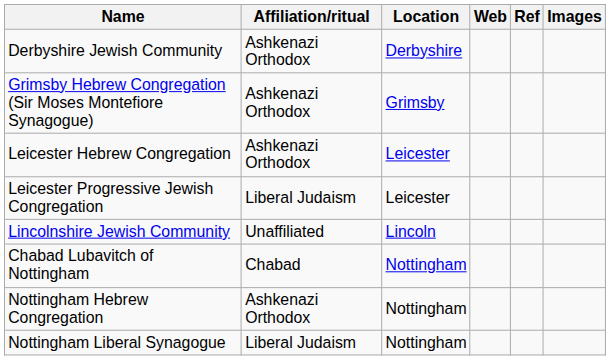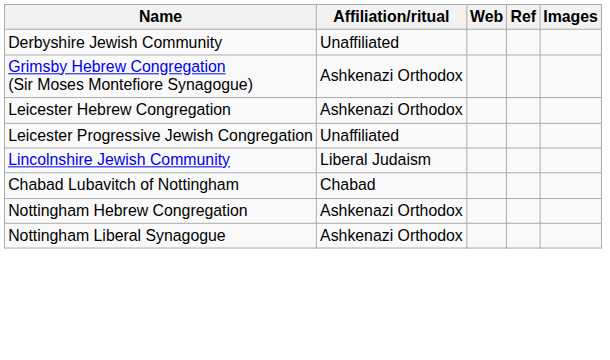- column: (426, 17)
(282, 51) Ashkenazi Orthodox -> (360, 42) Unaffiliated
(301, 197) Liberal Judaism -> (360, 135) Unaffiliated
(285, 231) Unaffiliated -> (376, 160) Liberal Judaism
(301, 342) Liberal Judaism -> (391, 235) Ashkenazi Orthodox
